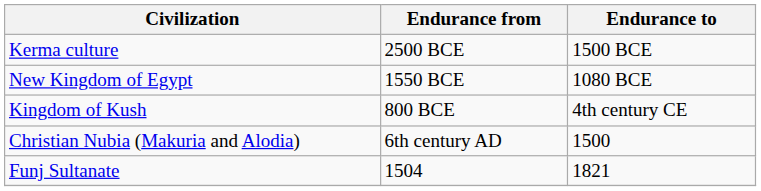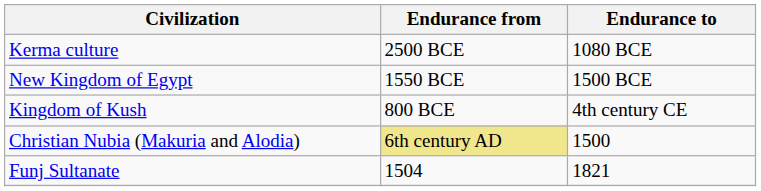(612, 49) 1500 BCE -> (612, 49) 1080 BCE
(612, 79) 1080 BCE -> (612, 79) 1500 BCE
(443, 140) no background -> (443, 140) khaki background
